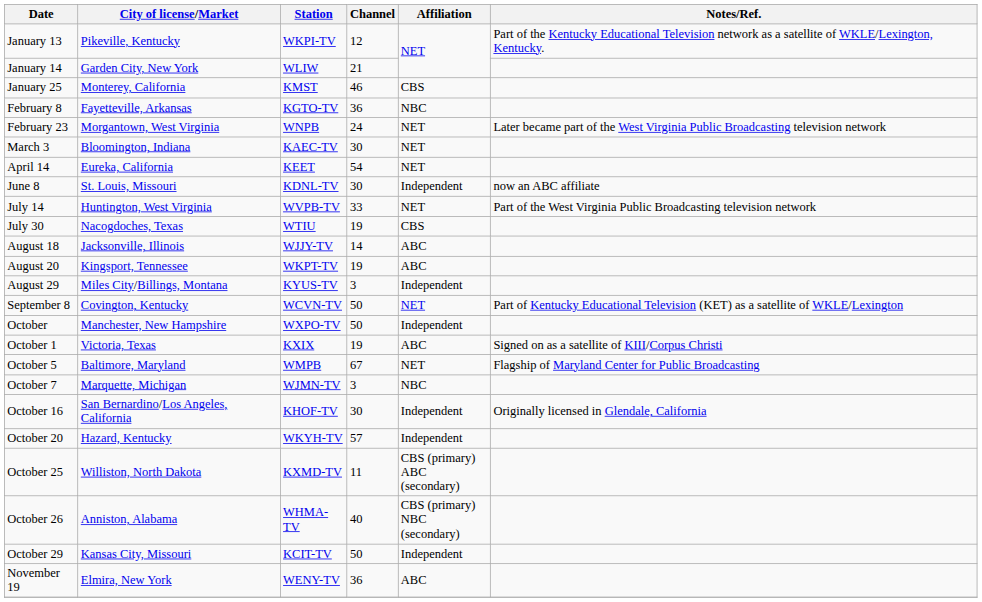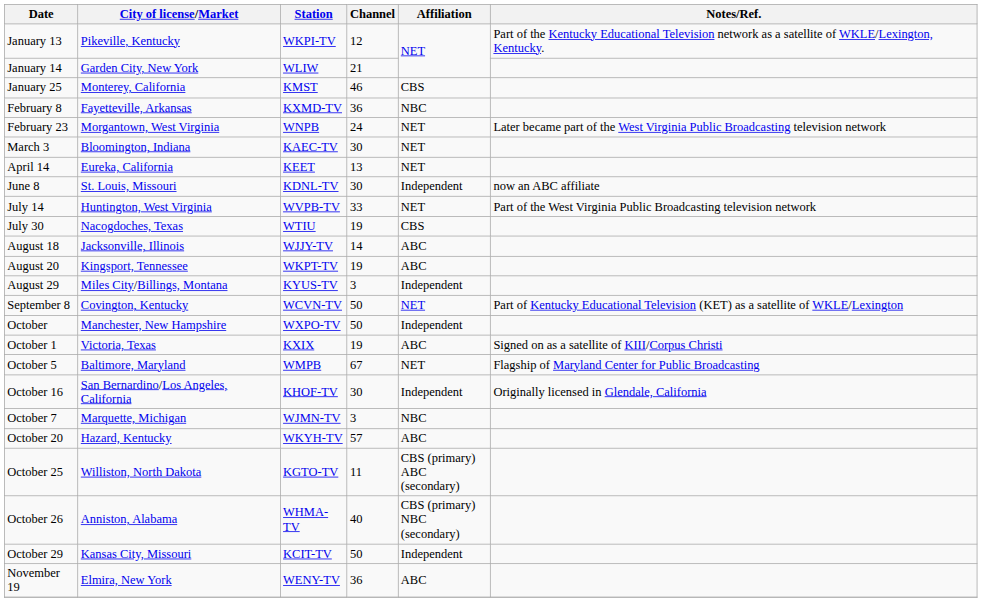(311, 107) KGTO-TV -> (313, 107) KXMD-TV
(356, 166) 54 -> (356, 166) 13
rows swapped: (32, 384) <-> (35, 411)
(432, 438) Independent -> (414, 438) ABC
(313, 472) KXMD-TV -> (311, 472) KGTO-TV
